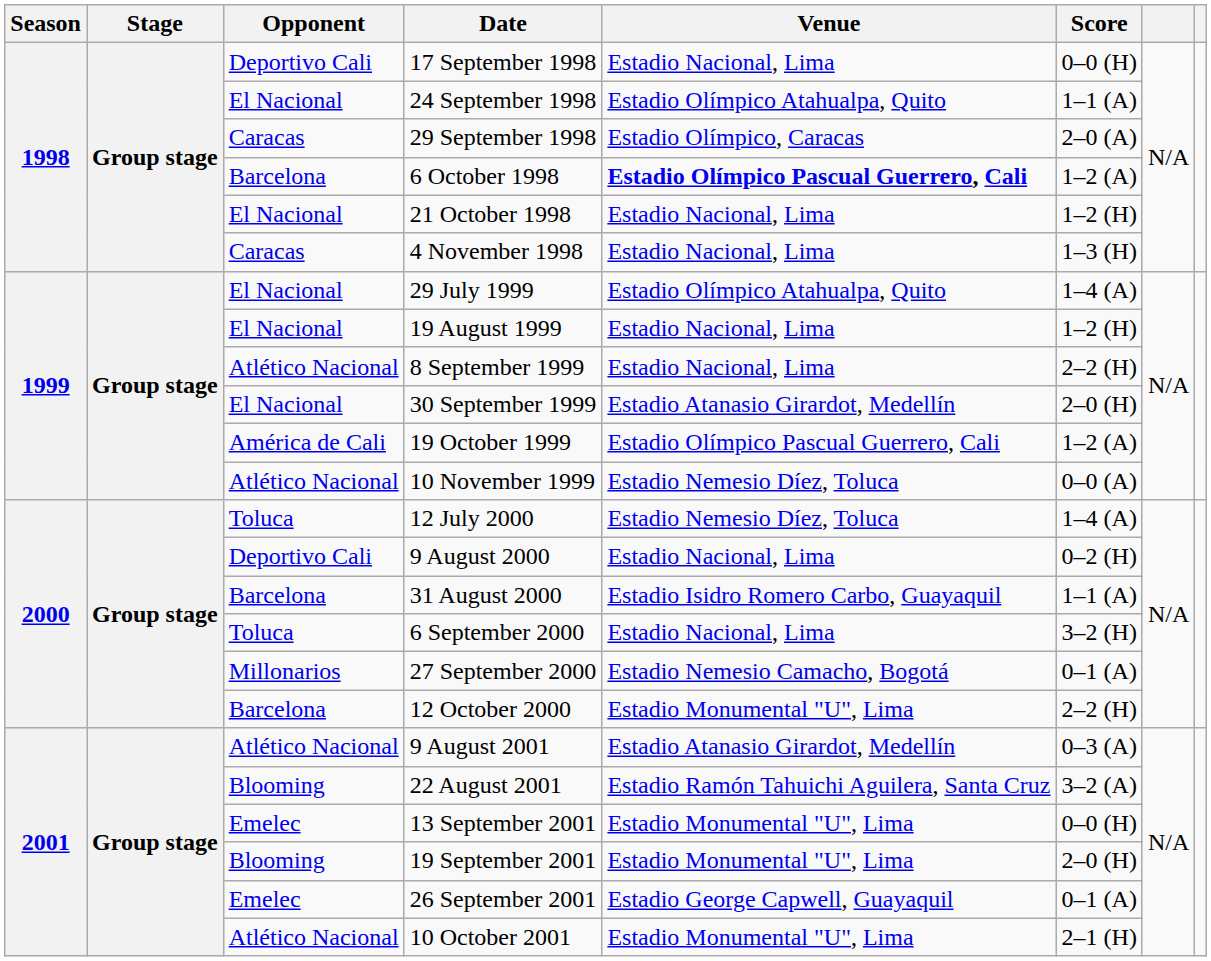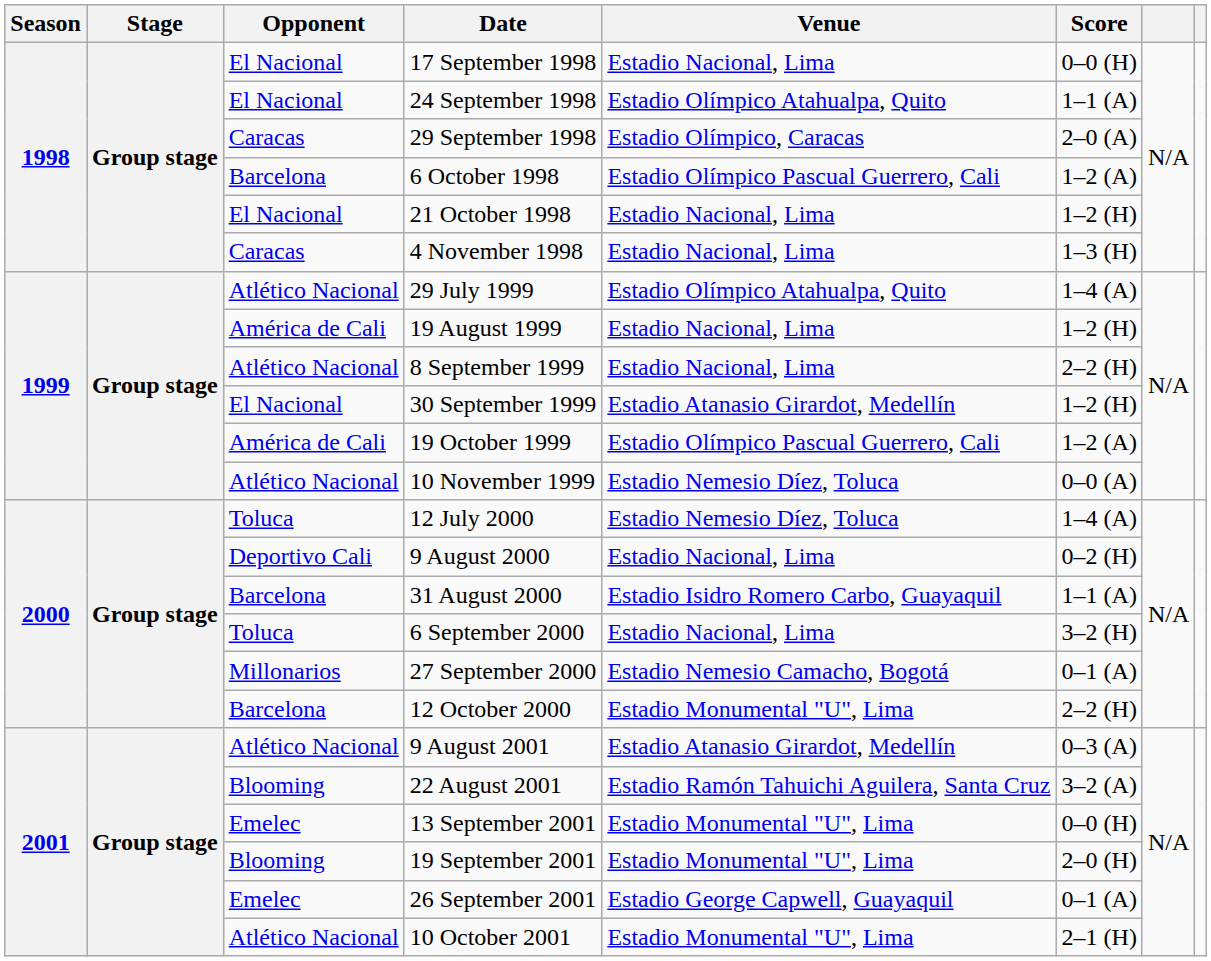(300, 61) Deportivo Cali -> (286, 61) El Nacional
(817, 175) bold -> (804, 175) normal
(286, 289) El Nacional -> (314, 289) Atlético Nacional
(286, 328) El Nacional -> (307, 328) América de Cali
(1099, 404) 2–0 (H) -> (1099, 404) 1–2 (H)
